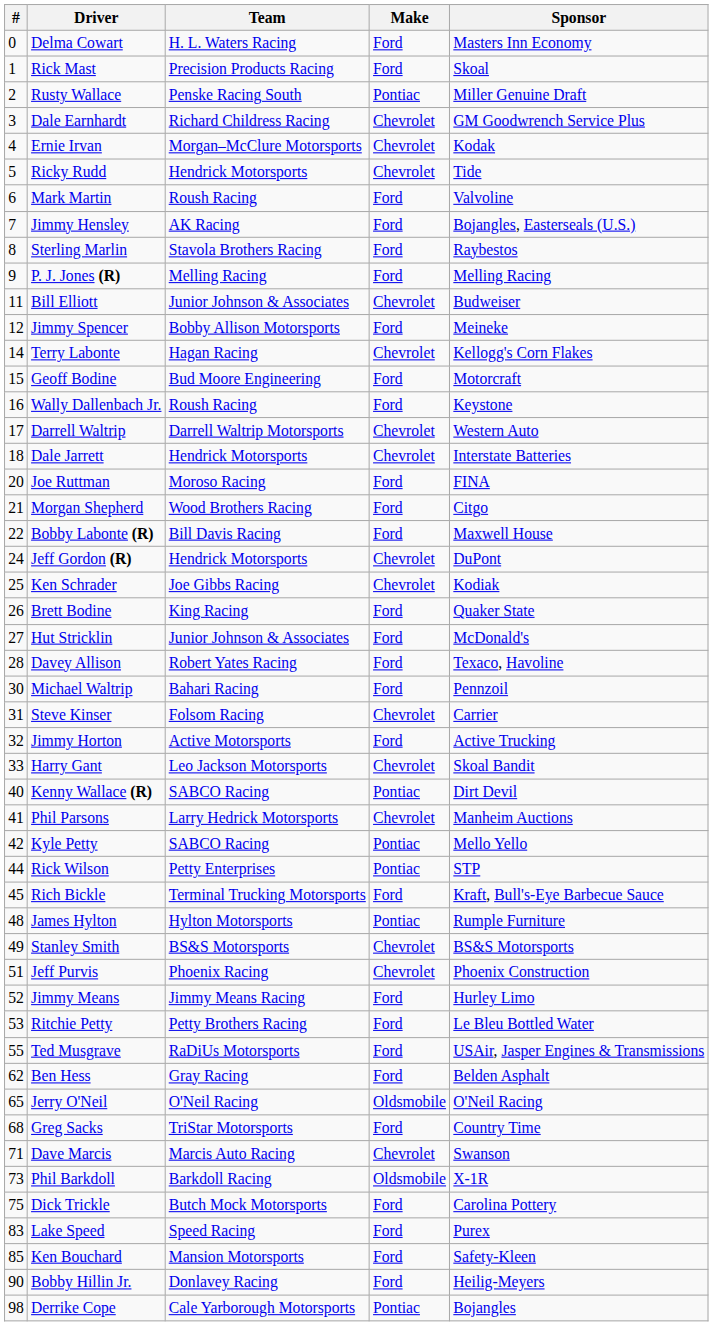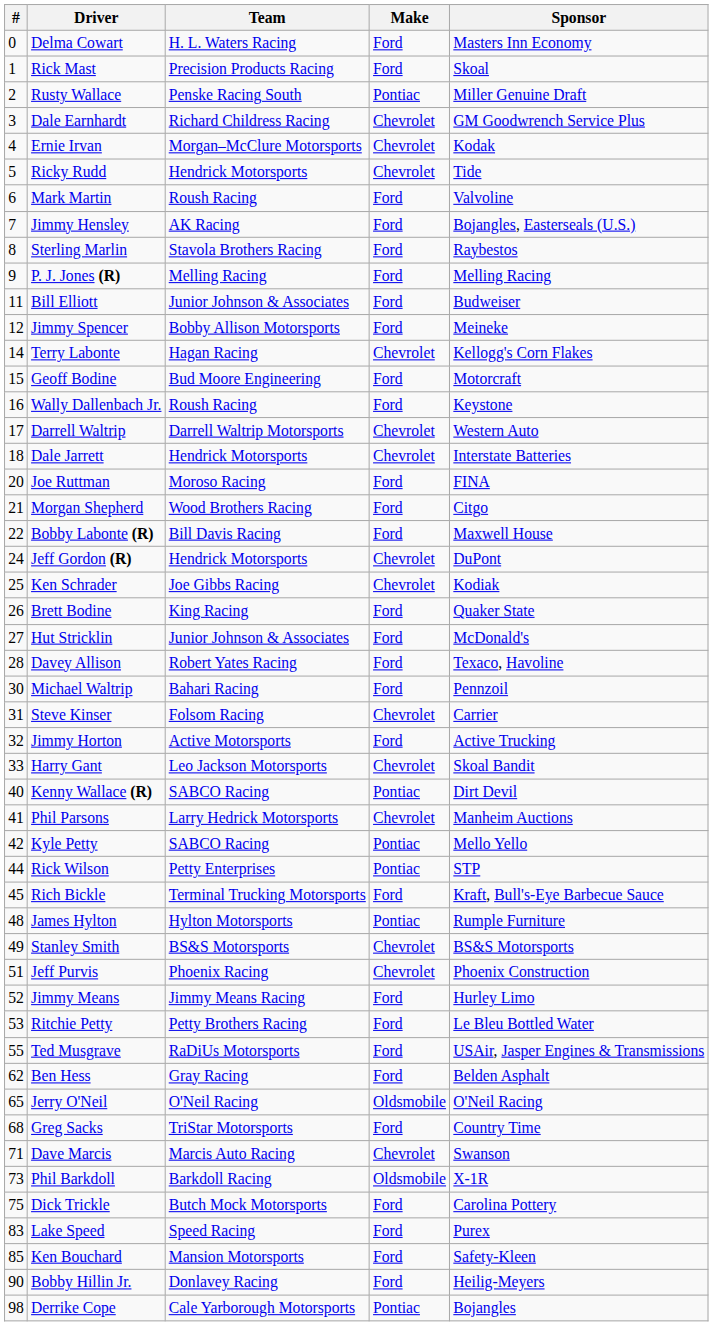(404, 301) Chevrolet -> (388, 301) Ford
